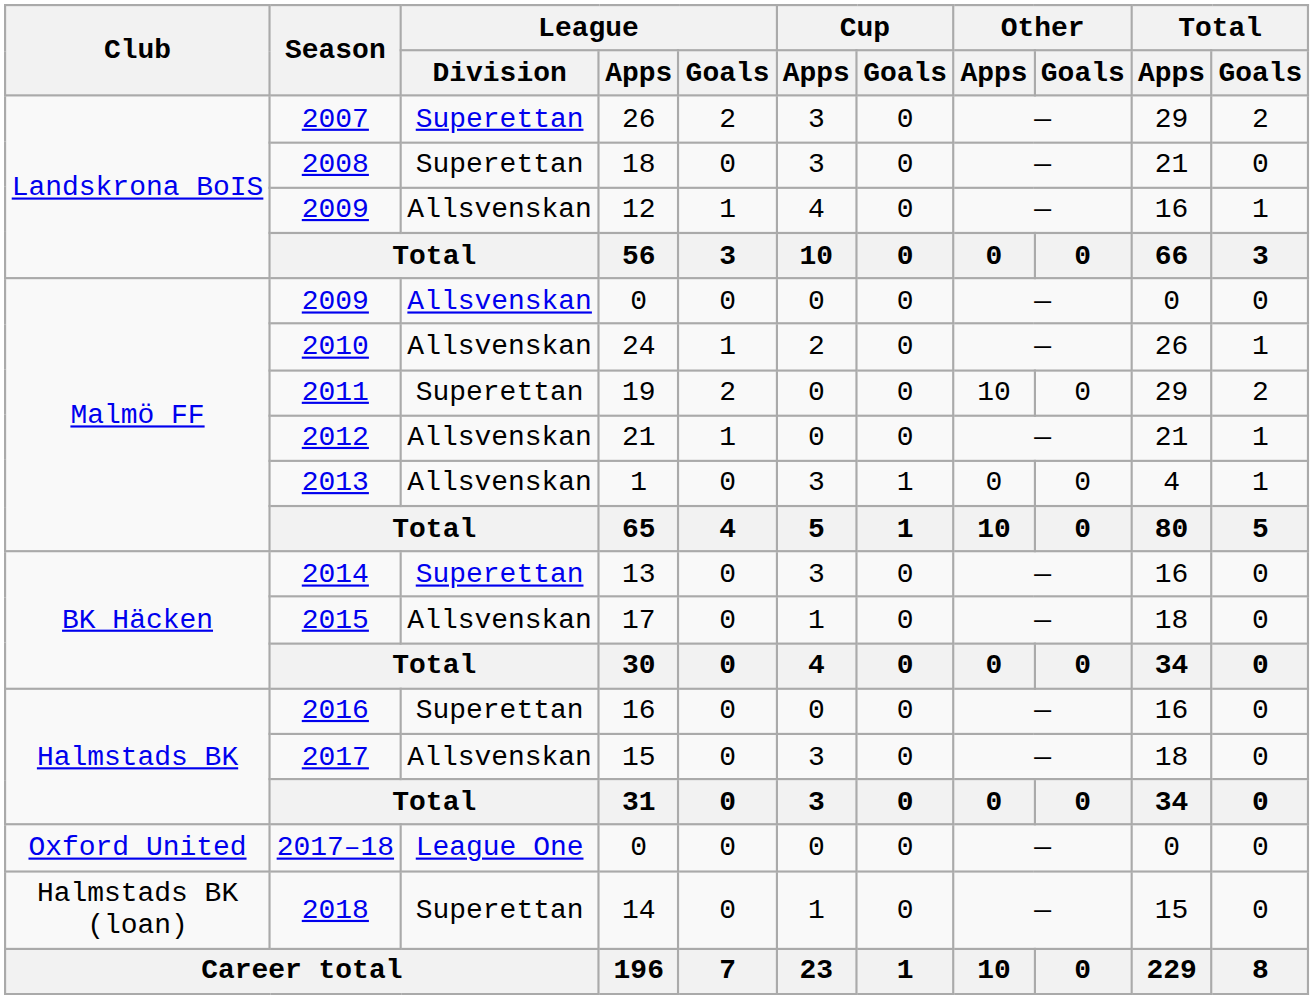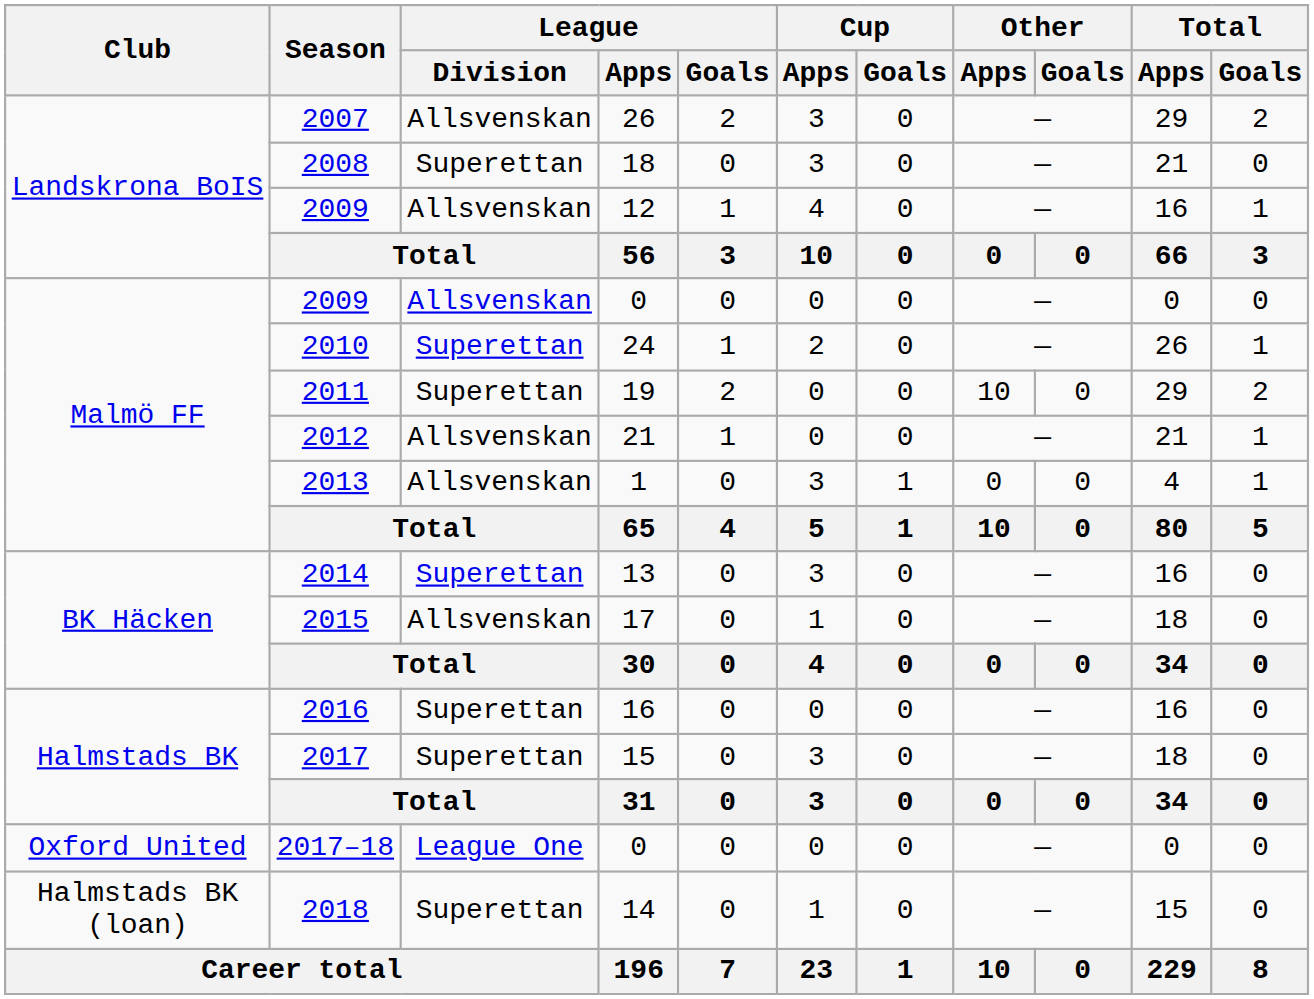(500, 119) Superettan -> (500, 119) Allsvenskan
(500, 347) Allsvenskan -> (500, 347) Superettan
(500, 757) Allsvenskan -> (500, 757) Superettan
